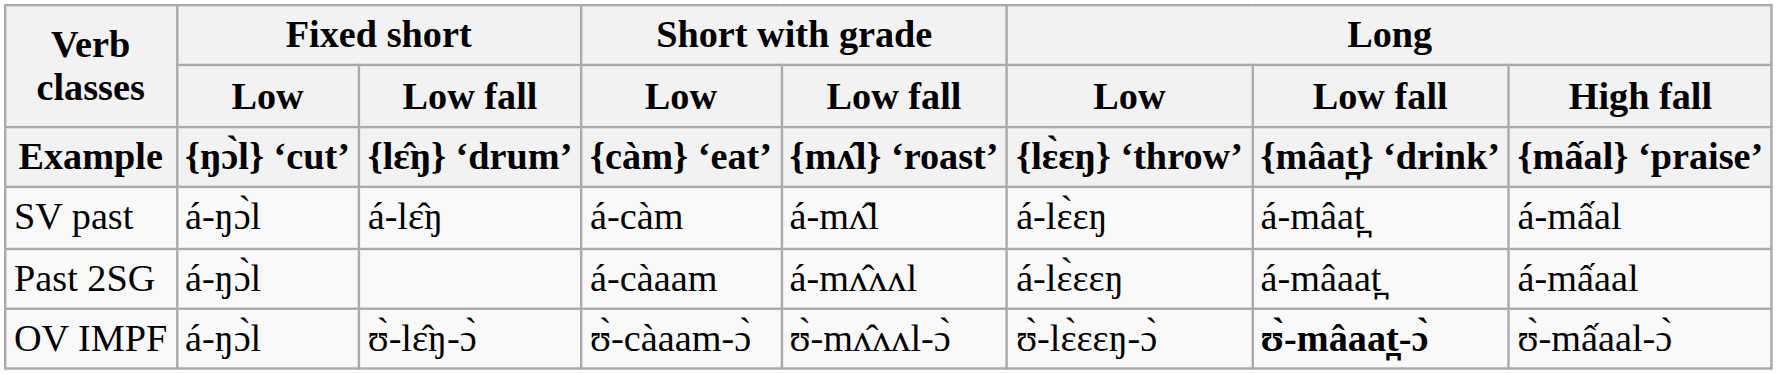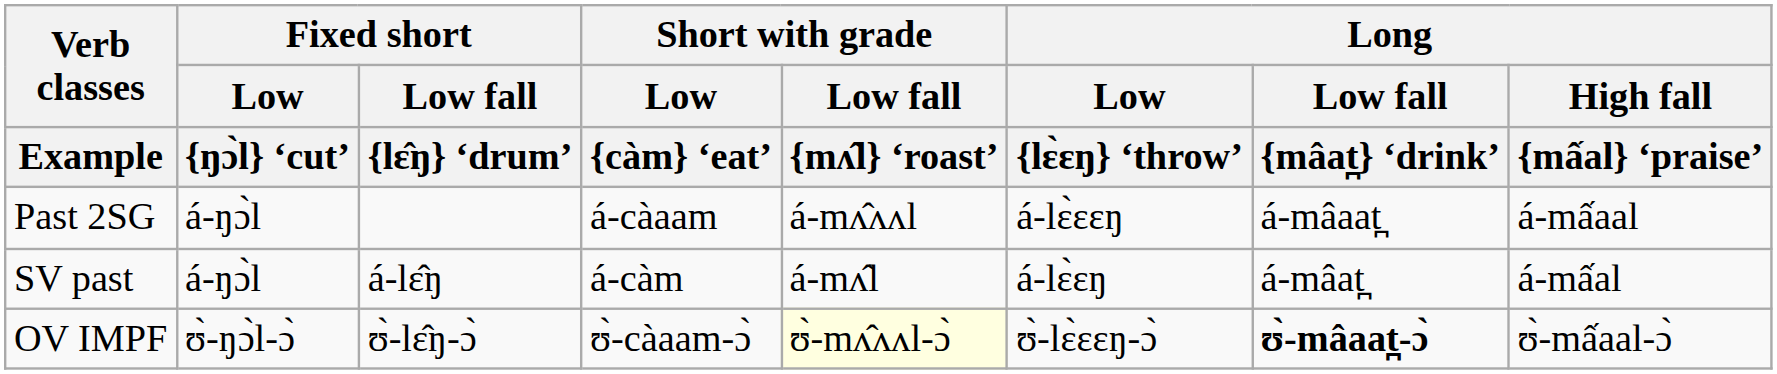rows swapped: (74, 216) <-> (85, 277)
(223, 338) á-ŋɔ̀l -> (240, 338) ʊ̀-ŋɔ̀l-ɔ̀
(870, 338) no background -> (870, 338) lightyellow background
